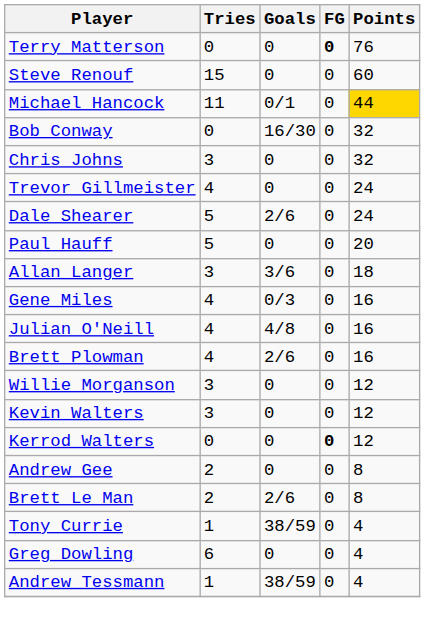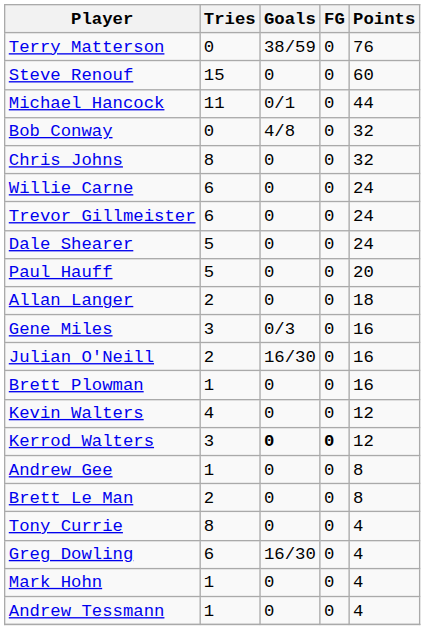(269, 47) 0 -> (290, 47) 38/59
(329, 47) bold -> (329, 47) normal
(363, 103) gold background -> (363, 103) no background
(290, 131) 16/30 -> (279, 131) 4/8
(209, 160) 3 -> (209, 160) 8
+ row: (71, 188)
(209, 188) 4 -> (209, 216) 6
(279, 216) 2/6 -> (269, 244) 0
(209, 272) 3 -> (209, 301) 2
(279, 272) 3/6 -> (269, 301) 0
(209, 301) 4 -> (209, 329) 3
(209, 329) 4 -> (209, 357) 2
(279, 329) 4/8 -> (290, 357) 16/30
(209, 357) 4 -> (209, 385) 1
(279, 357) 2/6 -> (269, 385) 0
- row: (92, 385)
(209, 413) 3 -> (209, 413) 4
(209, 441) 0 -> (209, 441) 3
(269, 441) normal -> (269, 441) bold
(209, 470) 2 -> (209, 470) 1
(279, 498) 2/6 -> (269, 498) 0
(209, 526) 1 -> (209, 526) 8
(290, 526) 38/59 -> (269, 526) 0
(269, 554) 0 -> (290, 554) 16/30
+ row: (55, 582)
(290, 582) 38/59 -> (269, 611) 0
